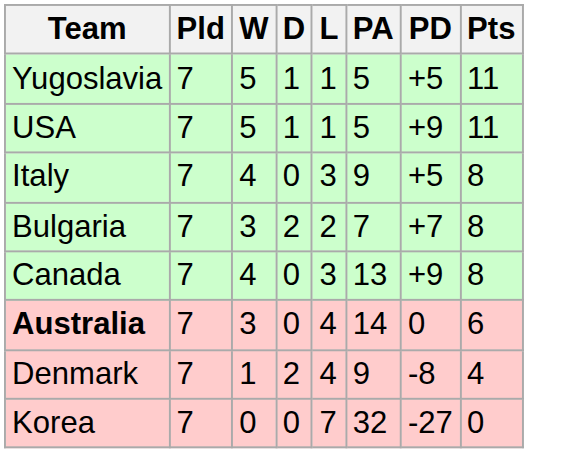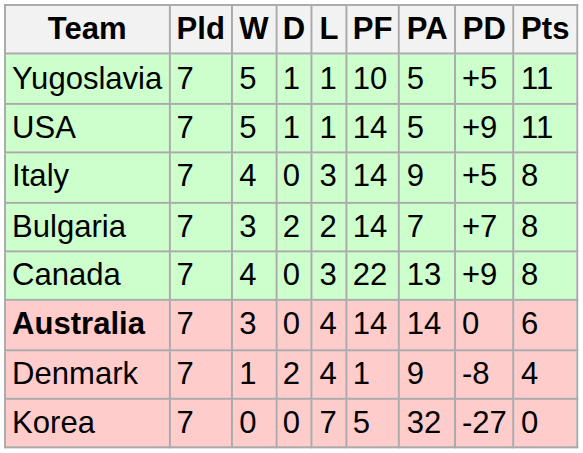+ column: (373, 29)
